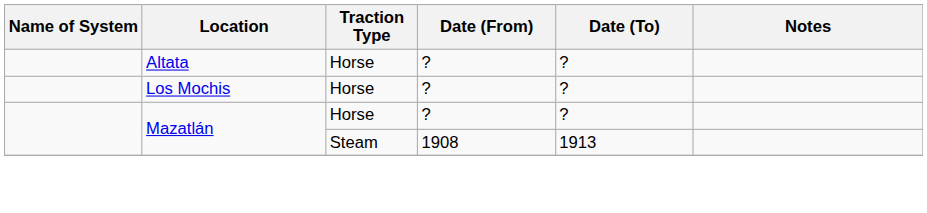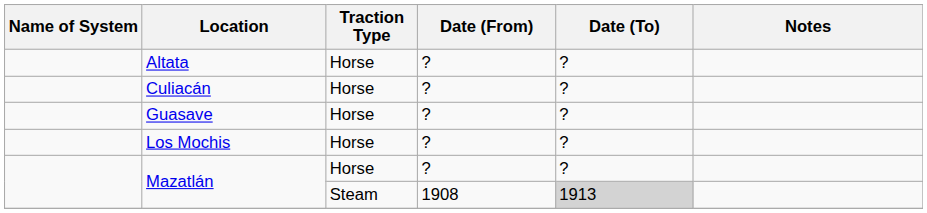+ row: (178, 89)
+ row: (179, 115)
(578, 141) no background -> (578, 194) lightgrey background
